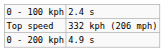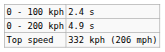rows swapped: (35, 40) <-> (30, 26)
